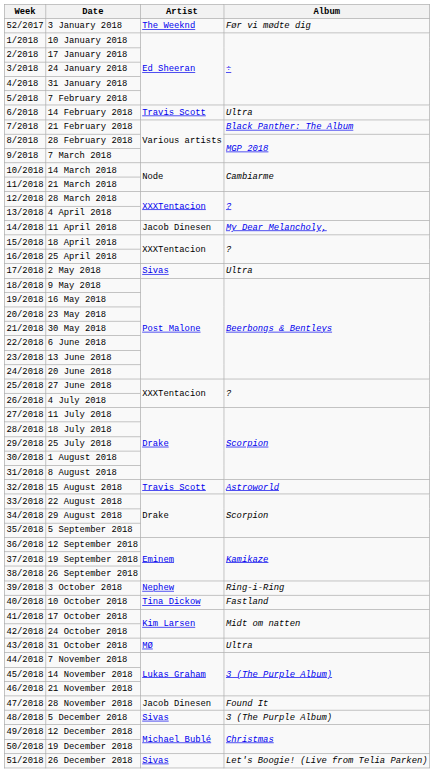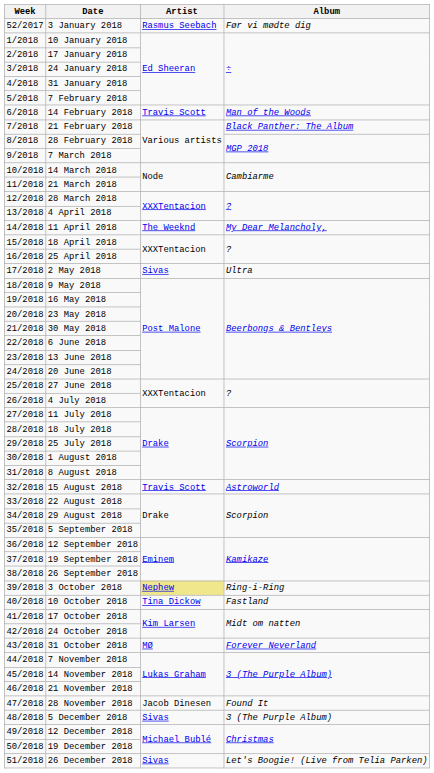(169, 26) The Weeknd -> (179, 26) Rasmus Seebach
(239, 112) Ultra -> (268, 112) Man of the Woods
(177, 228) Jacob Dinesen -> (169, 228) The Weeknd
(158, 588) no background -> (158, 588) khaki background
(239, 645) Ultra -> (271, 645) Forever Neverland
